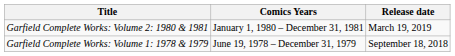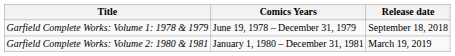rows swapped: (107, 43) <-> (107, 28)
